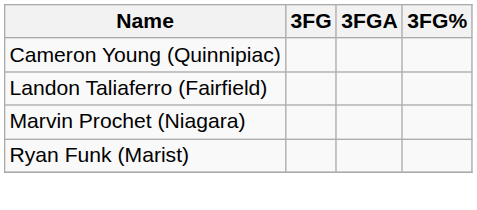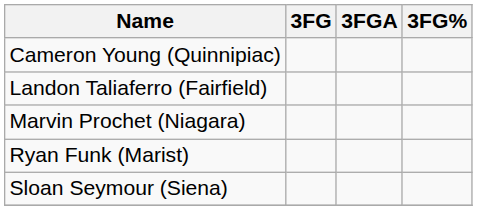+ row: (119, 188)
